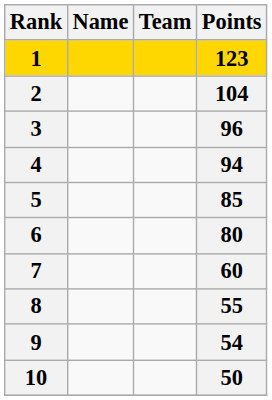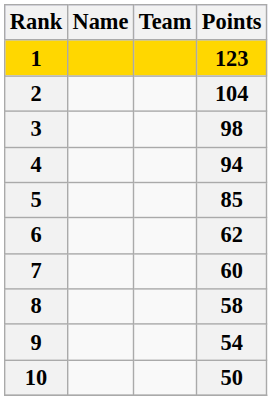(232, 128) 96 -> (232, 128) 98
(232, 235) 80 -> (232, 235) 62
(232, 306) 55 -> (232, 306) 58
